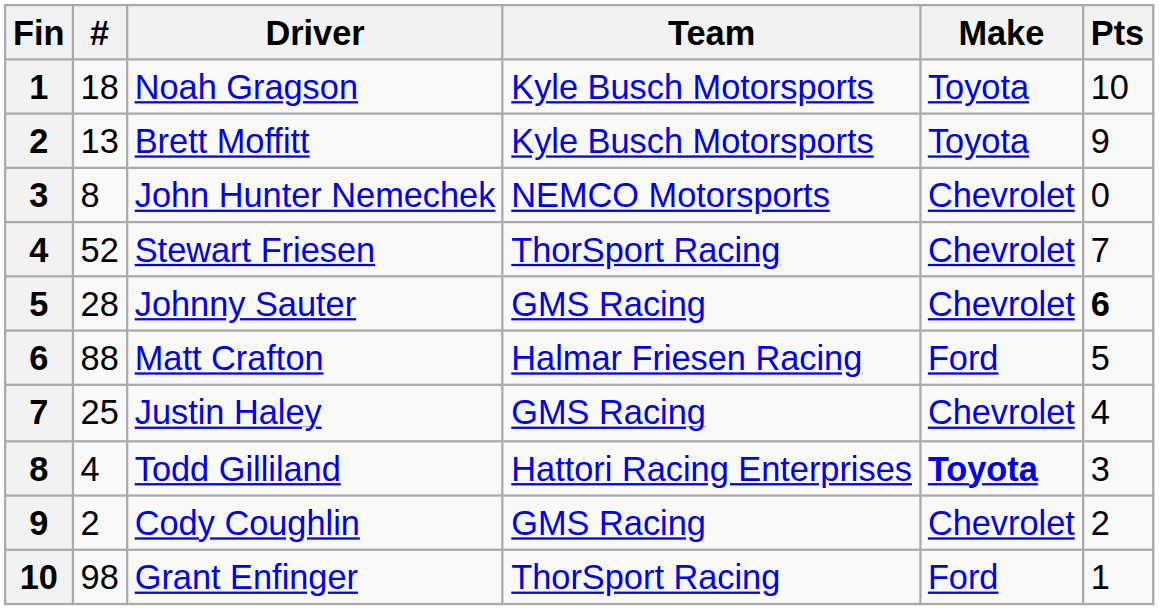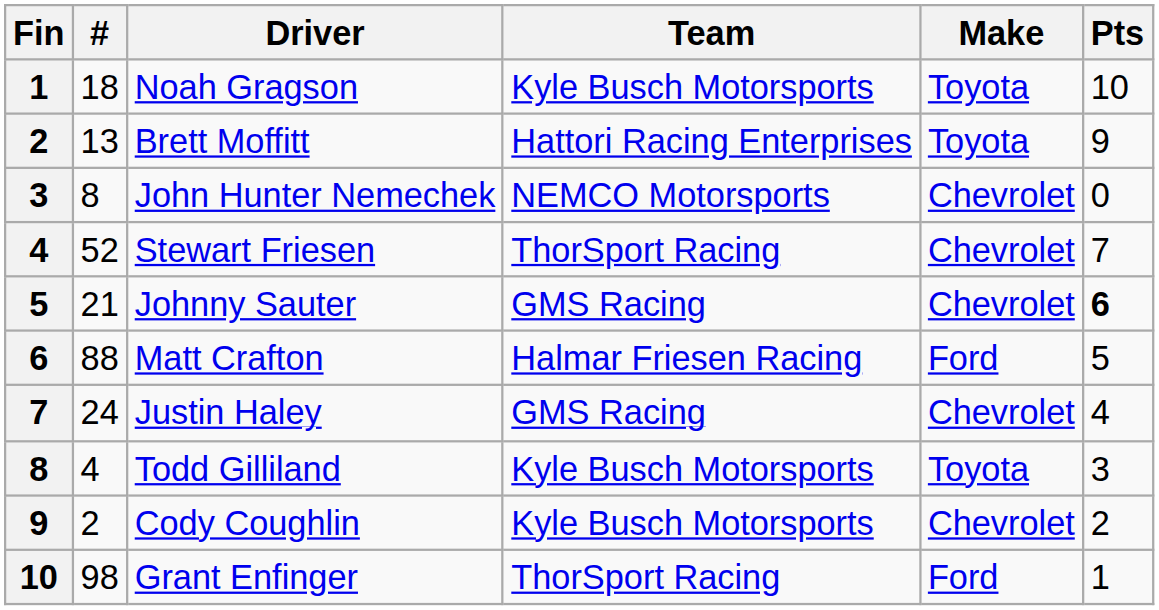(693, 141) Kyle Busch Motorsports -> (712, 141) Hattori Racing Enterprises
(100, 304) 28 -> (100, 304) 21
(100, 413) 25 -> (100, 413) 24
(712, 468) Hattori Racing Enterprises -> (693, 468) Kyle Busch Motorsports
(983, 468) bold -> (978, 468) normal
(609, 522) GMS Racing -> (693, 522) Kyle Busch Motorsports
